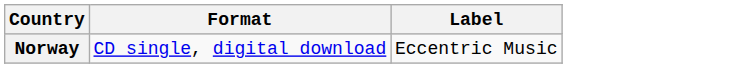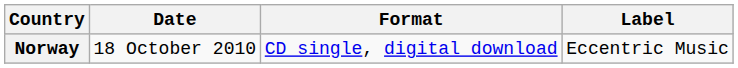+ column: (175, 19)
